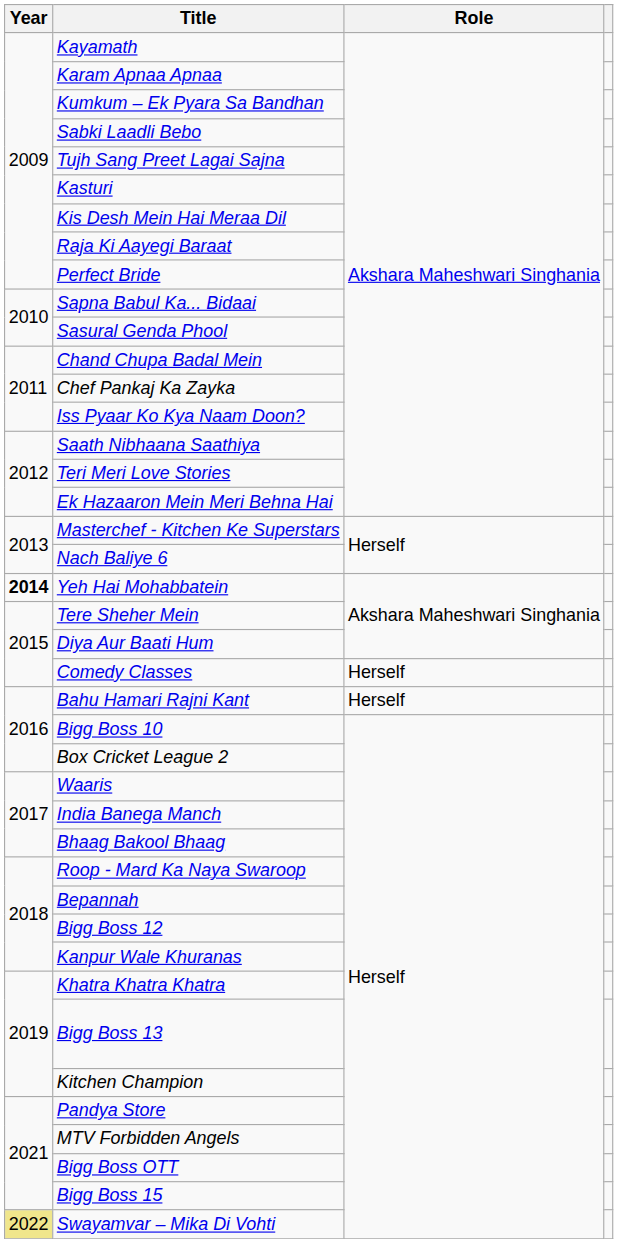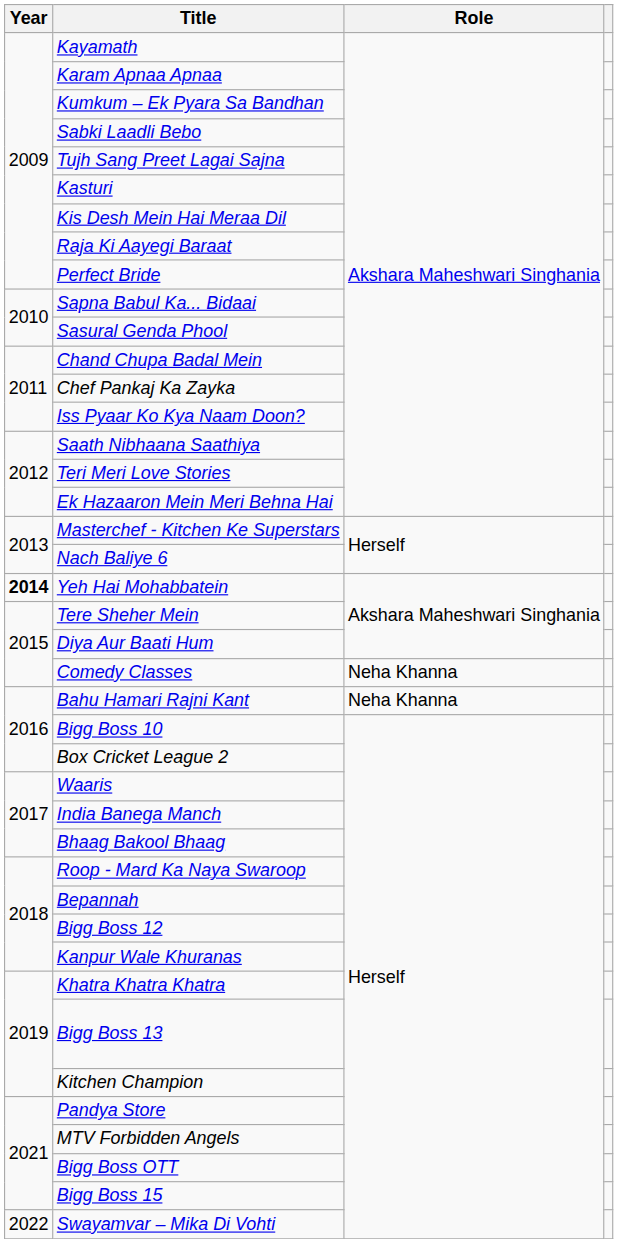(376, 672) Herself -> (403, 672) Neha Khanna
(376, 700) Herself -> (403, 700) Neha Khanna
(29, 1224) khaki background -> (29, 1224) no background
